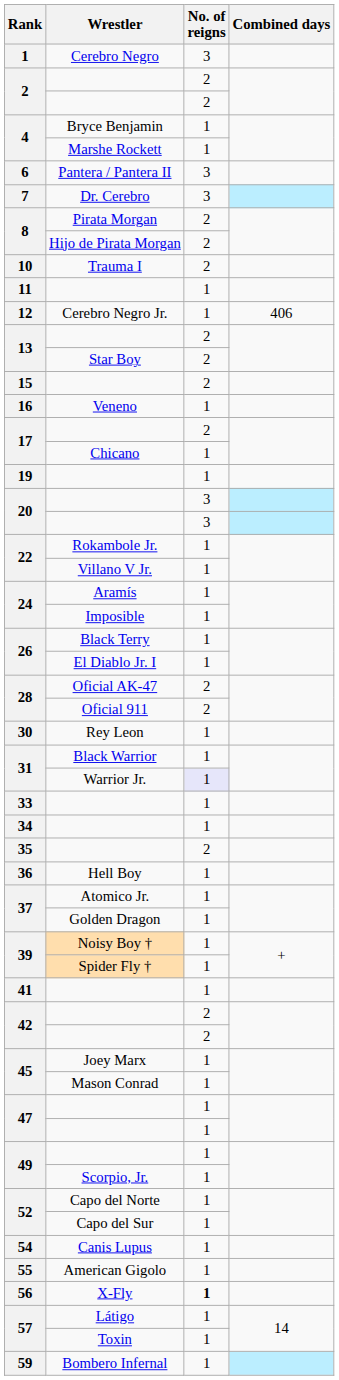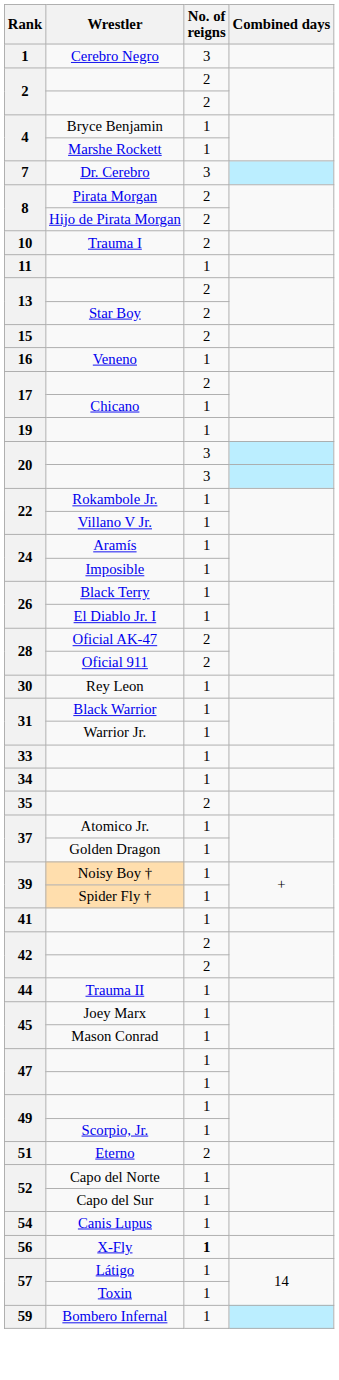- row: (25, 172)
- row: (25, 312)
(207, 779) lavender background -> (207, 733) no background
- row: (25, 873)
+ row: (25, 989)
+ row: (25, 1153)
- row: (25, 1270)
